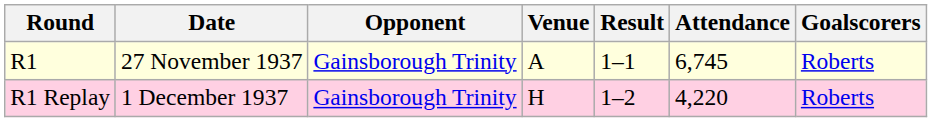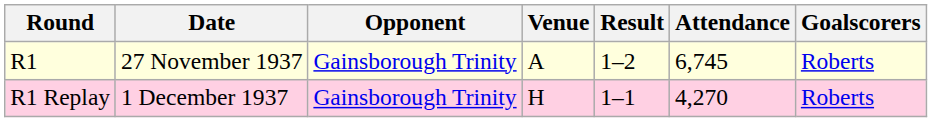(618, 60) 1–1 -> (618, 60) 1–2
(618, 97) 1–2 -> (618, 97) 1–1
(702, 97) 4,220 -> (702, 97) 4,270
